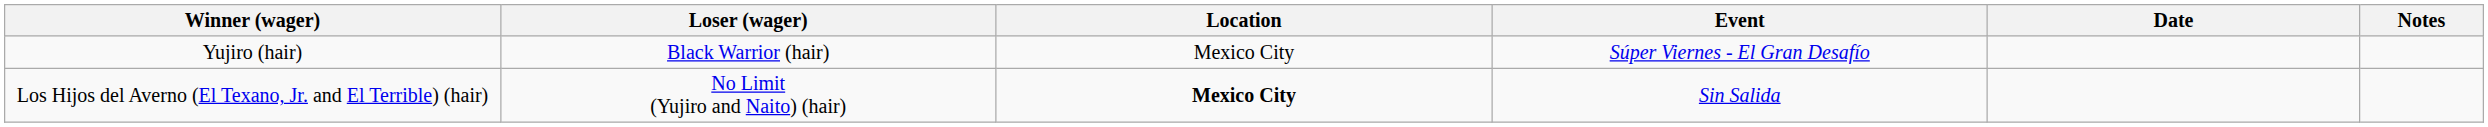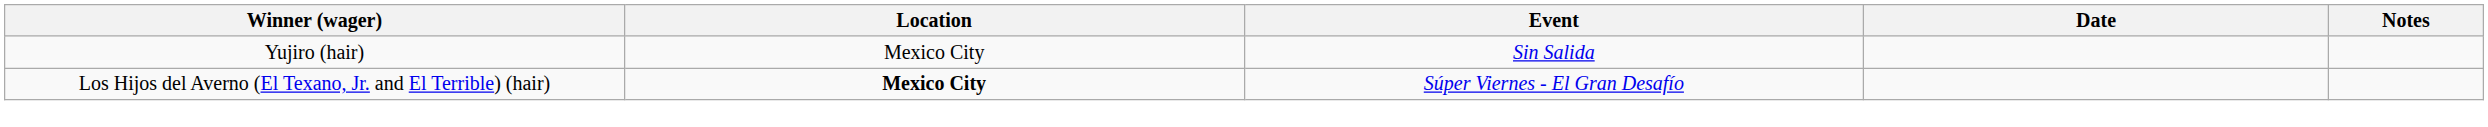- column: (748, 20)
(1740, 52) Súper Viernes - El Gran Desafío -> (1554, 52) Sin Salida
(1740, 95) Sin Salida -> (1554, 83) Súper Viernes - El Gran Desafío
